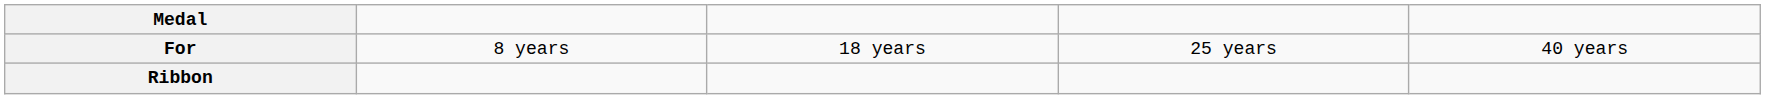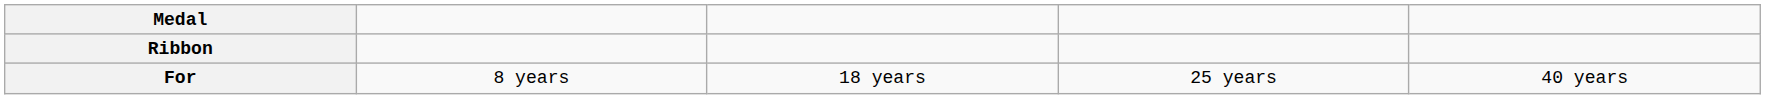rows swapped: (180, 78) <-> (180, 49)
